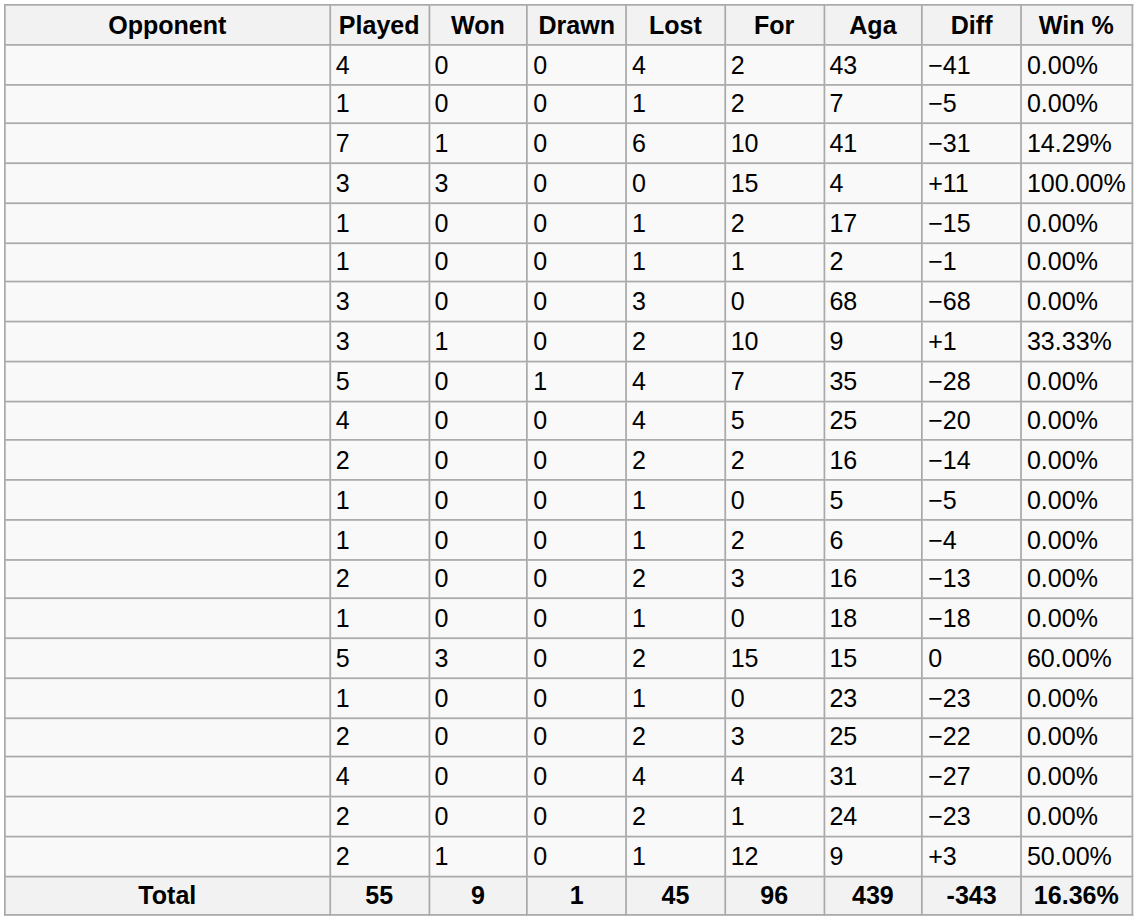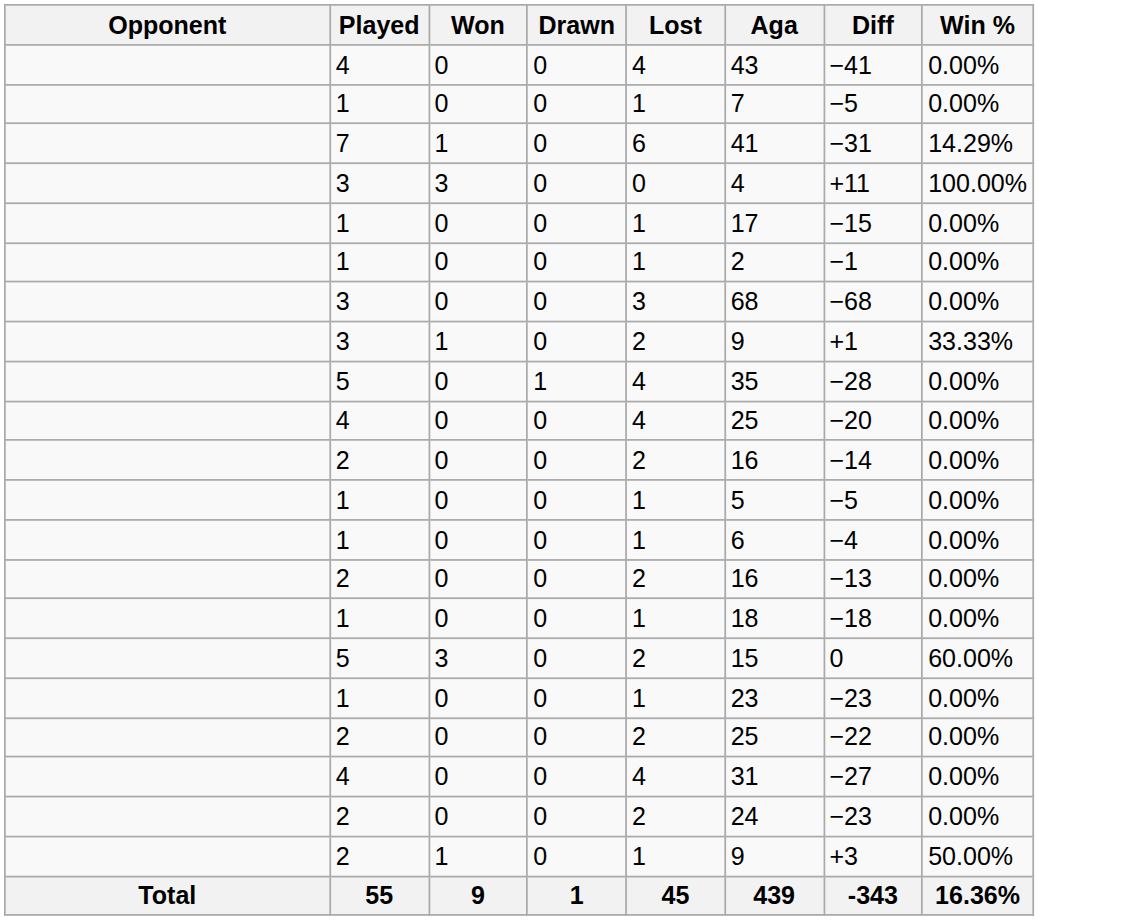- column: (774, 25)
